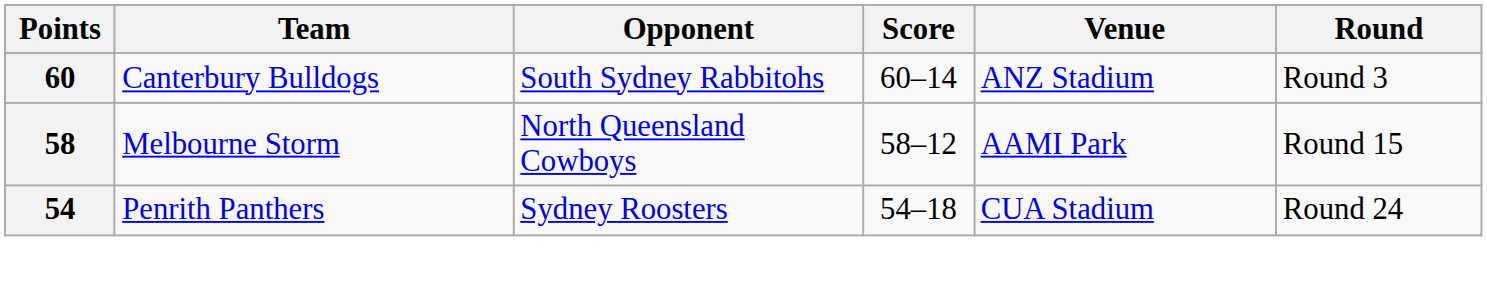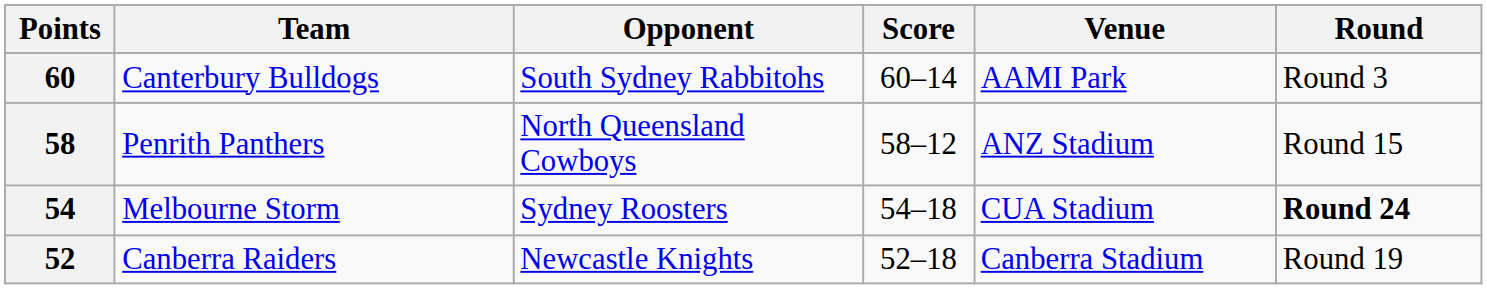(1067, 77) ANZ Stadium -> (1054, 77) AAMI Park
(231, 143) Melbourne Storm -> (223, 143) Penrith Panthers
(1054, 143) AAMI Park -> (1067, 143) ANZ Stadium
(223, 209) Penrith Panthers -> (231, 209) Melbourne Storm
(1343, 209) normal -> (1346, 209) bold
+ row: (60, 258)
